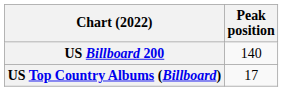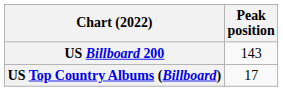(251, 53) 140 -> (251, 53) 143
